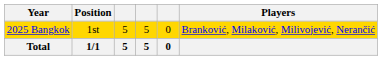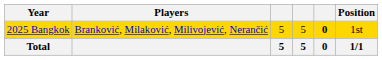columns swapped: (93, 13) <-> (278, 13)
(168, 30) normal -> (325, 30) bold
